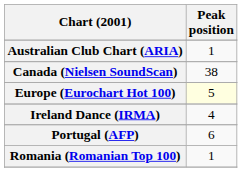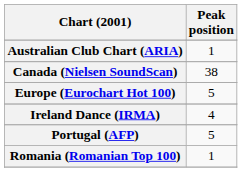(211, 93) lightyellow background -> (211, 93) no background
(211, 135) 6 -> (211, 135) 5
